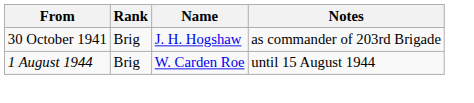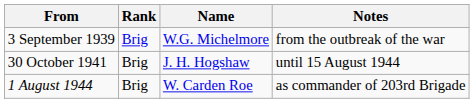+ row: (61, 39)
(346, 39) as commander of 203rd Brigade -> (338, 62) until 15 August 1944
(313, 62) until 15 August 1944 -> (371, 86) as commander of 203rd Brigade
